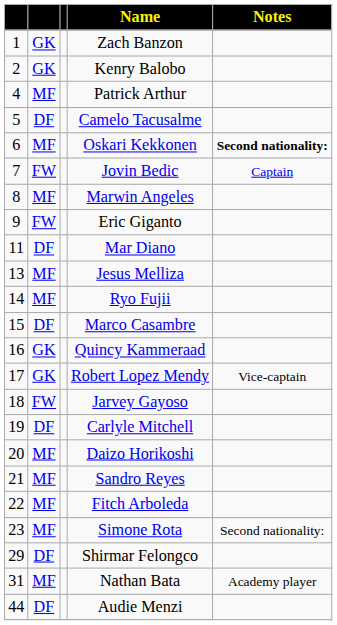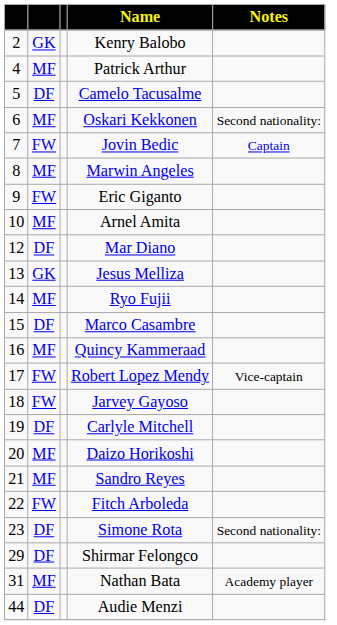- row: (140, 42)
(272, 145) bold -> (269, 120) normal
+ row: (140, 222)
(16, 247) 11 -> (16, 247) 12
(44, 273) MF -> (44, 273) GK
(44, 350) GK -> (44, 350) MF
(44, 376) GK -> (44, 376) FW
(44, 504) MF -> (44, 504) FW
(44, 529) MF -> (44, 529) DF
